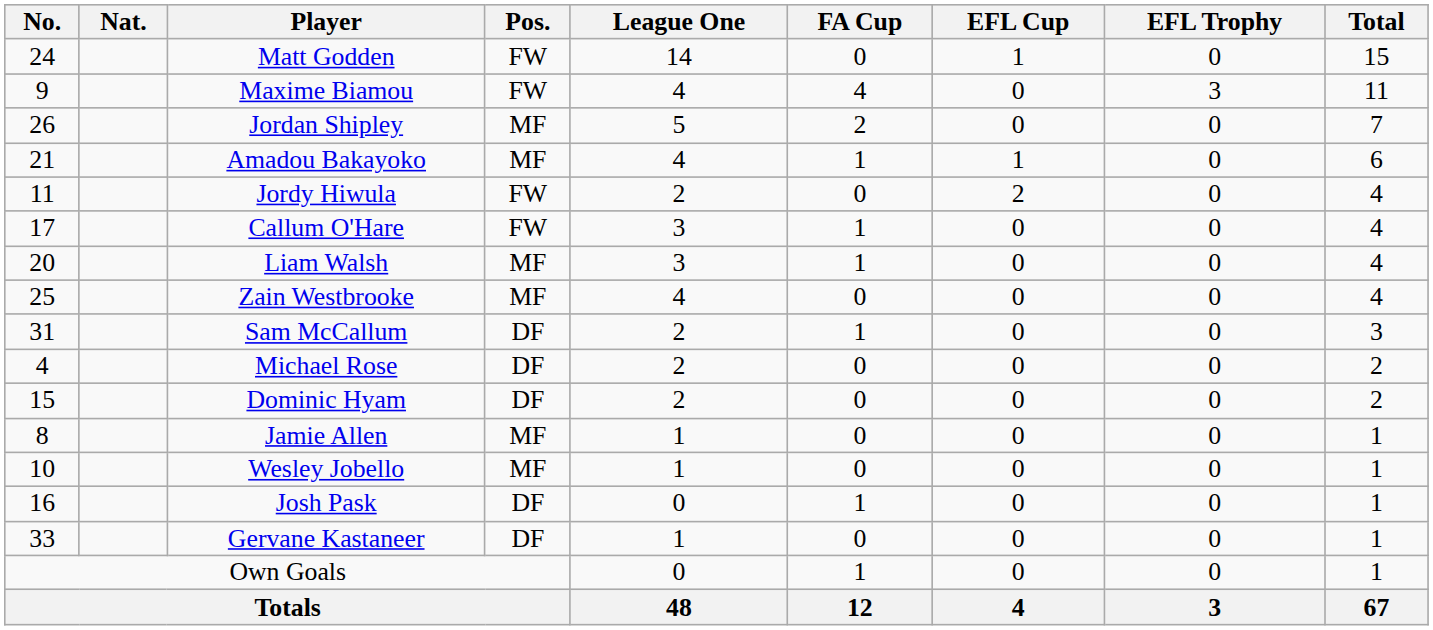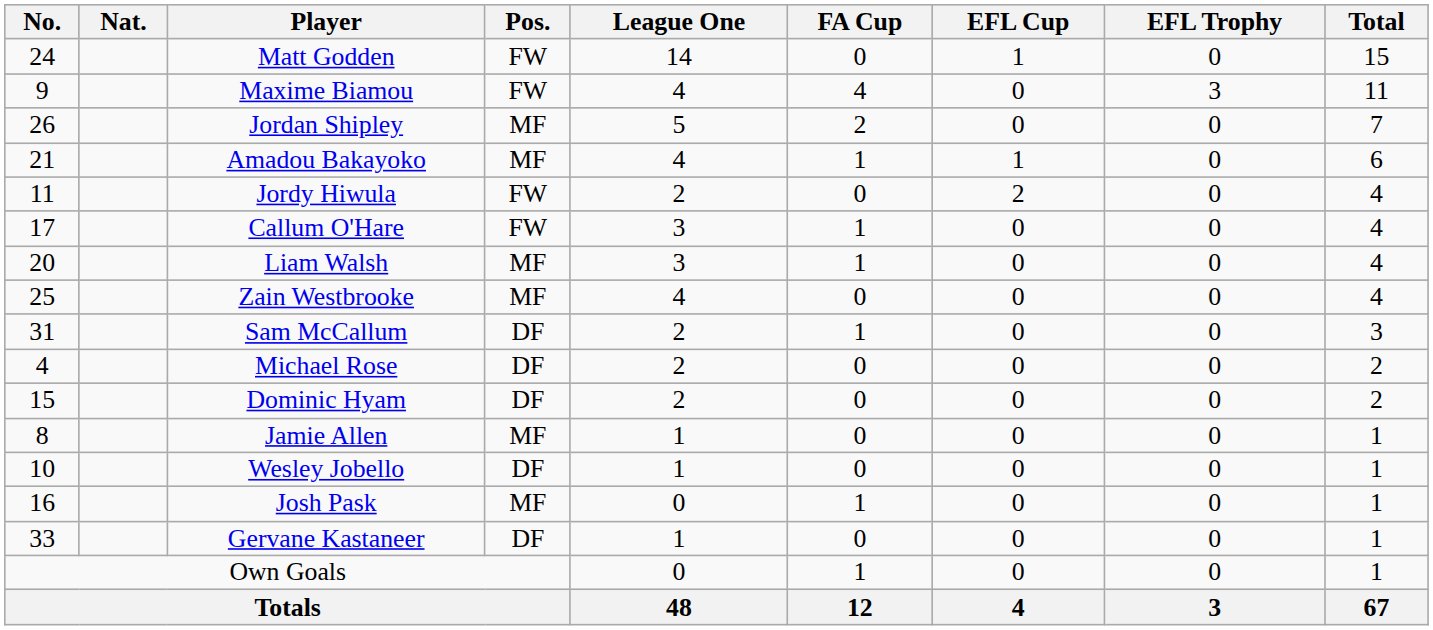(528, 469) MF -> (528, 469) DF
(528, 503) DF -> (528, 503) MF
